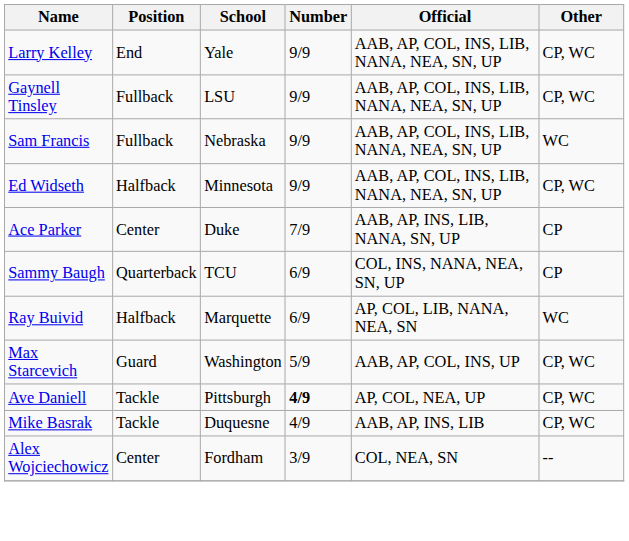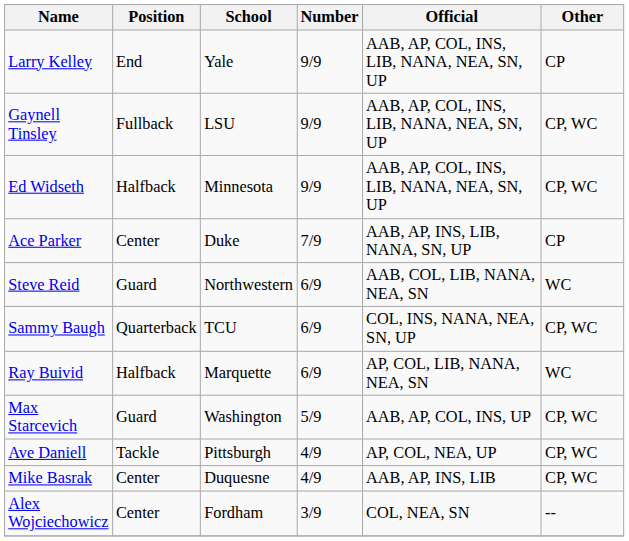(569, 52) CP, WC -> (555, 61) CP
- row: (49, 140)
+ row: (44, 284)
(553, 273) CP -> (571, 328) CP, WC
(300, 397) bold -> (311, 452) normal
(138, 423) Tackle -> (138, 478) Center
